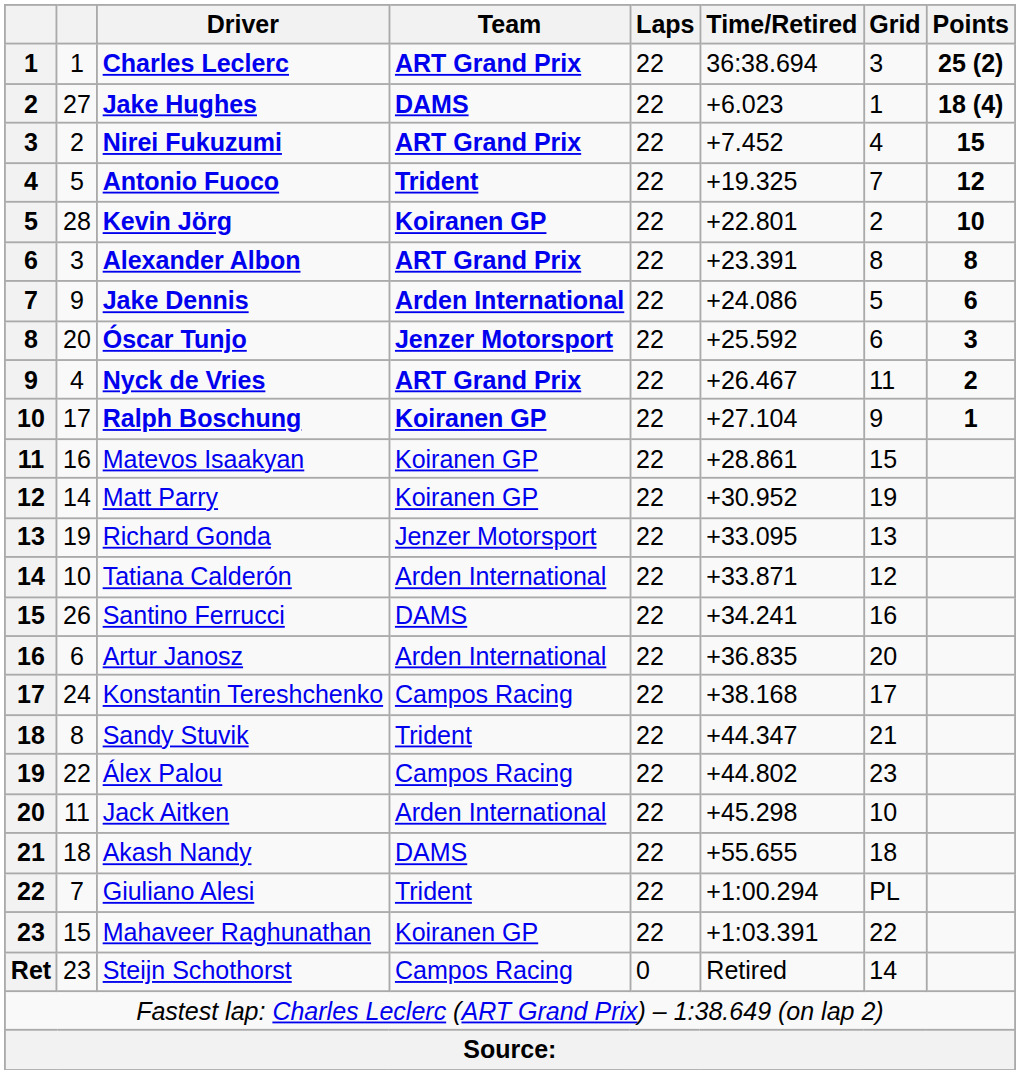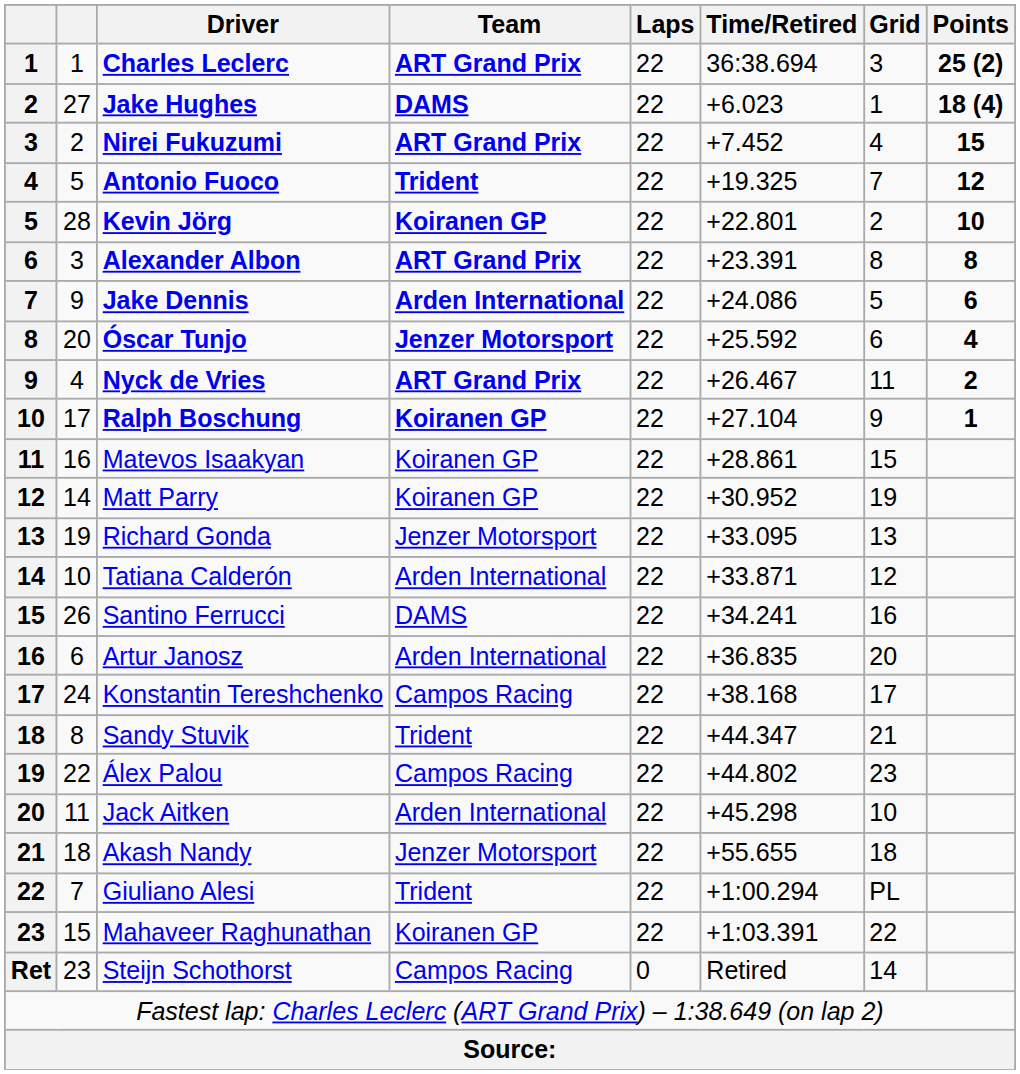(971, 340) 3 -> (971, 340) 4
(431, 853) DAMS -> (496, 853) Jenzer Motorsport
